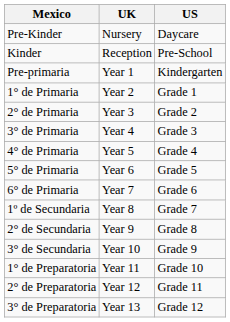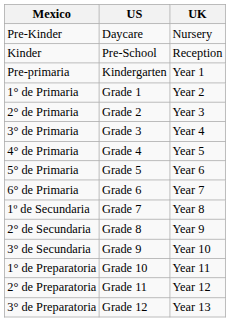columns swapped: (190, 14) <-> (127, 14)
